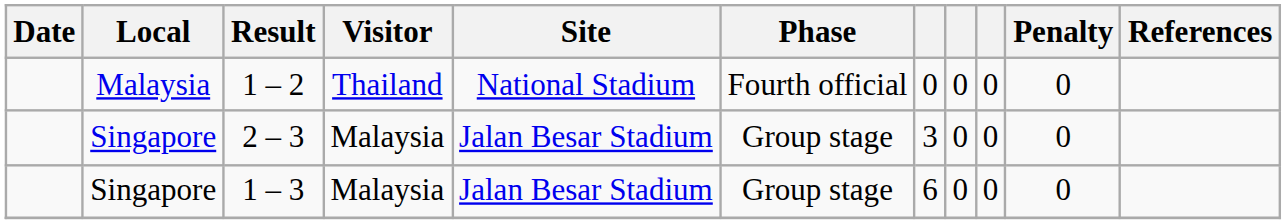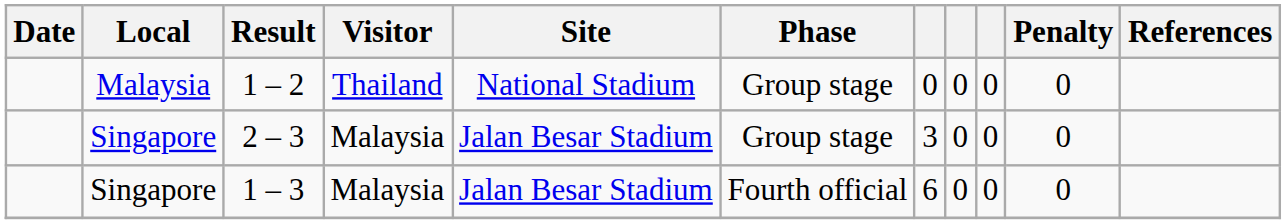(817, 84) Fourth official -> (817, 84) Group stage
(817, 190) Group stage -> (817, 190) Fourth official
